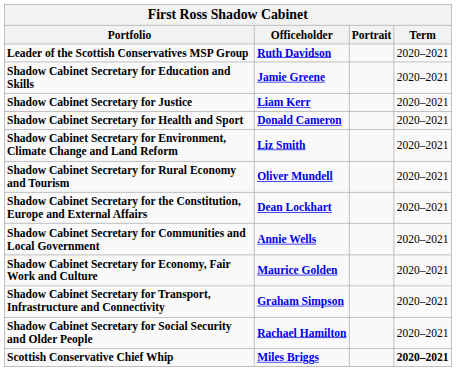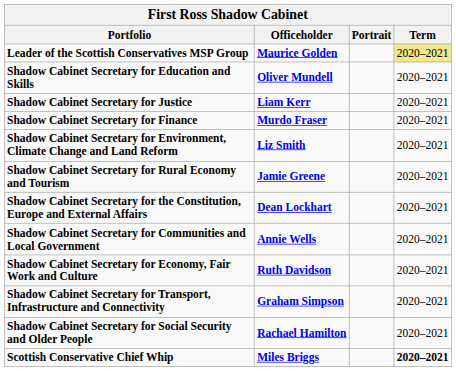(294, 53) Ruth Davidson -> (297, 53) Maurice Golden
(423, 53) no background -> (423, 53) khaki background
(291, 77) Jamie Greene -> (295, 77) Oliver Mundell
- row: (125, 120)
+ row: (102, 120)
(295, 176) Oliver Mundell -> (291, 176) Jamie Greene
(297, 270) Maurice Golden -> (294, 270) Ruth Davidson
